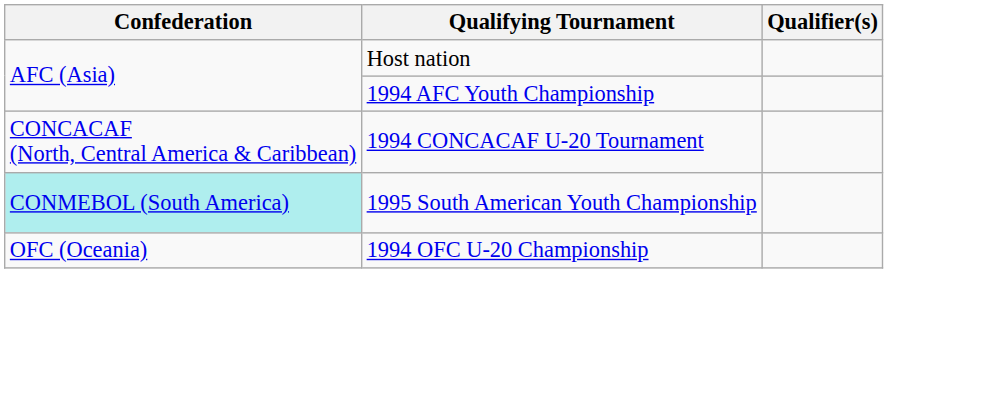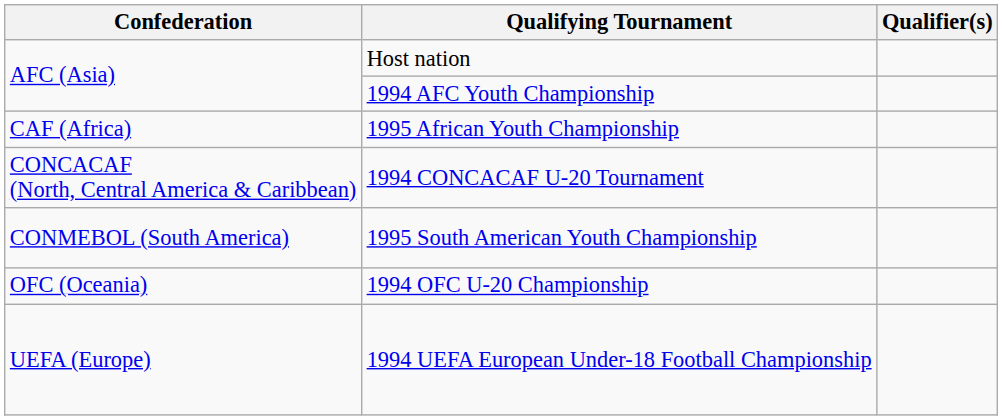+ row: (523, 128)
(149, 202) paleturquoise background -> (149, 237) no background
+ row: (619, 359)
